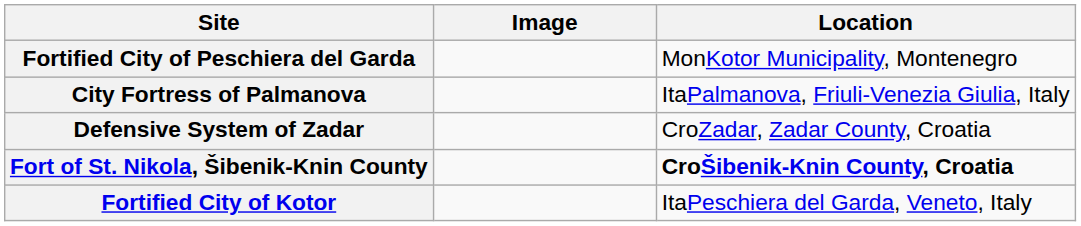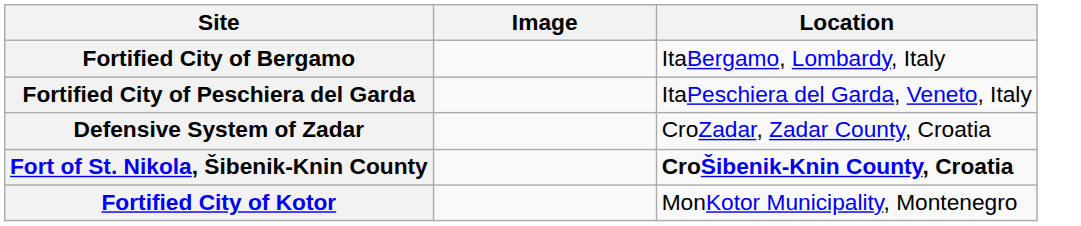+ row: (219, 58)
(840, 58) MonKotor Municipality, Montenegro -> (847, 94) ItaPeschiera del Garda, Veneto, Italy
- row: (219, 94)
(847, 202) ItaPeschiera del Garda, Veneto, Italy -> (840, 202) MonKotor Municipality, Montenegro
